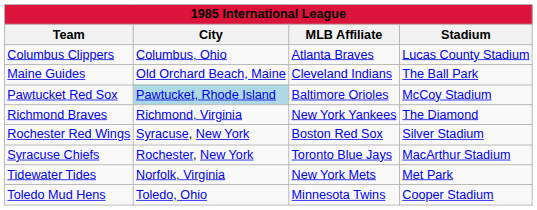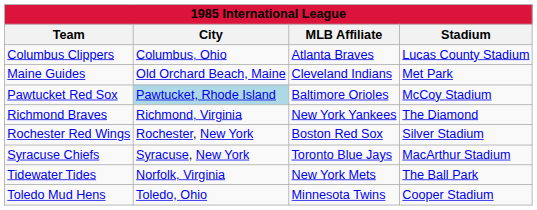(440, 74) The Ball Park -> (428, 74) Met Park
(193, 134) Syracuse, New York -> (195, 134) Rochester, New York
(195, 154) Rochester, New York -> (193, 154) Syracuse, New York
(428, 174) Met Park -> (440, 174) The Ball Park
